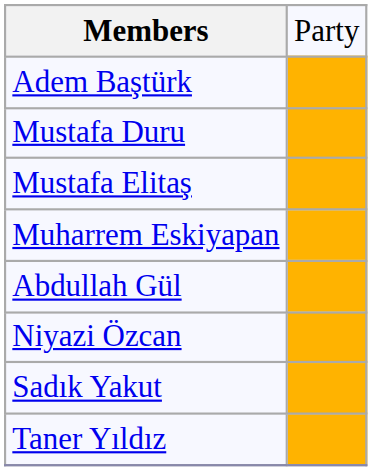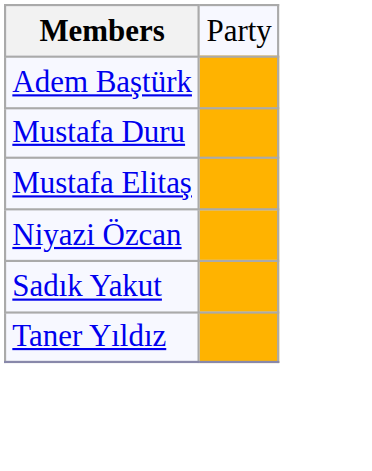- row: (146, 234)
- row: (97, 285)
